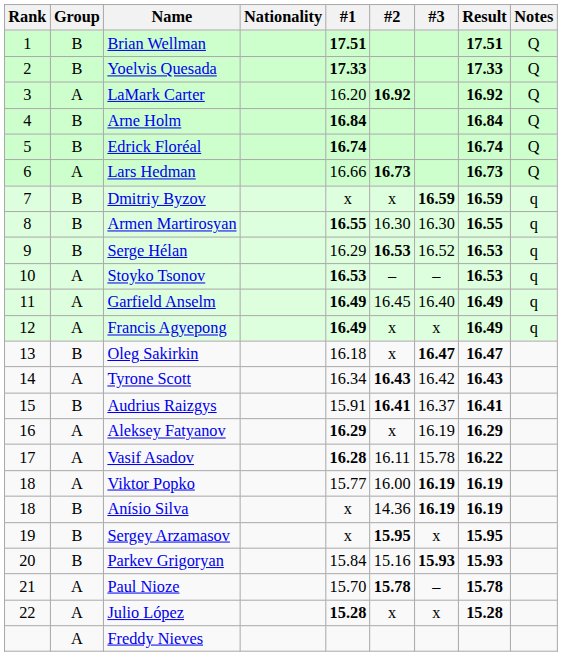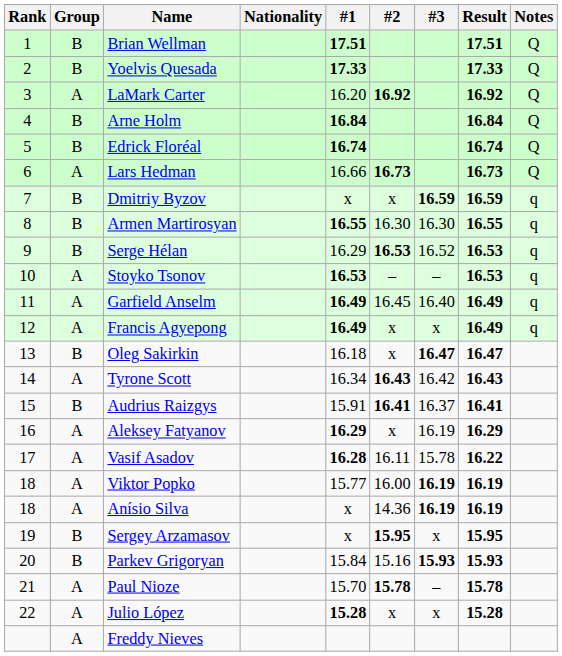(77, 509) B -> (77, 509) A
